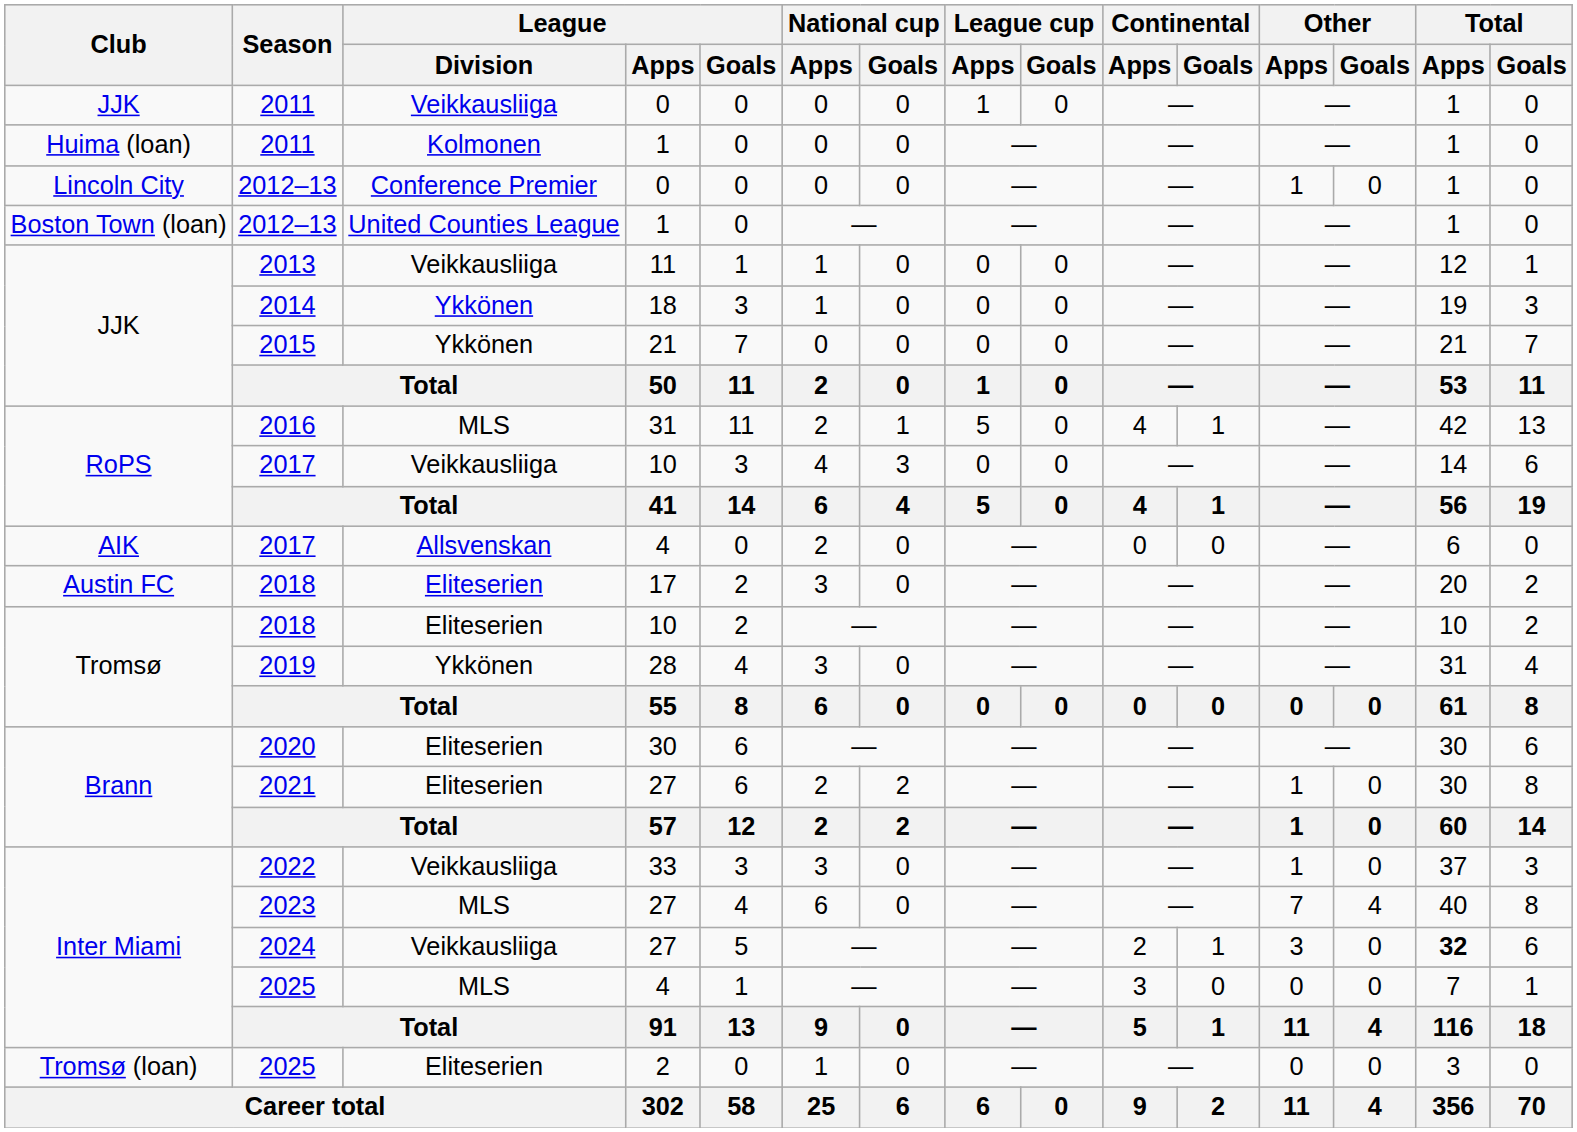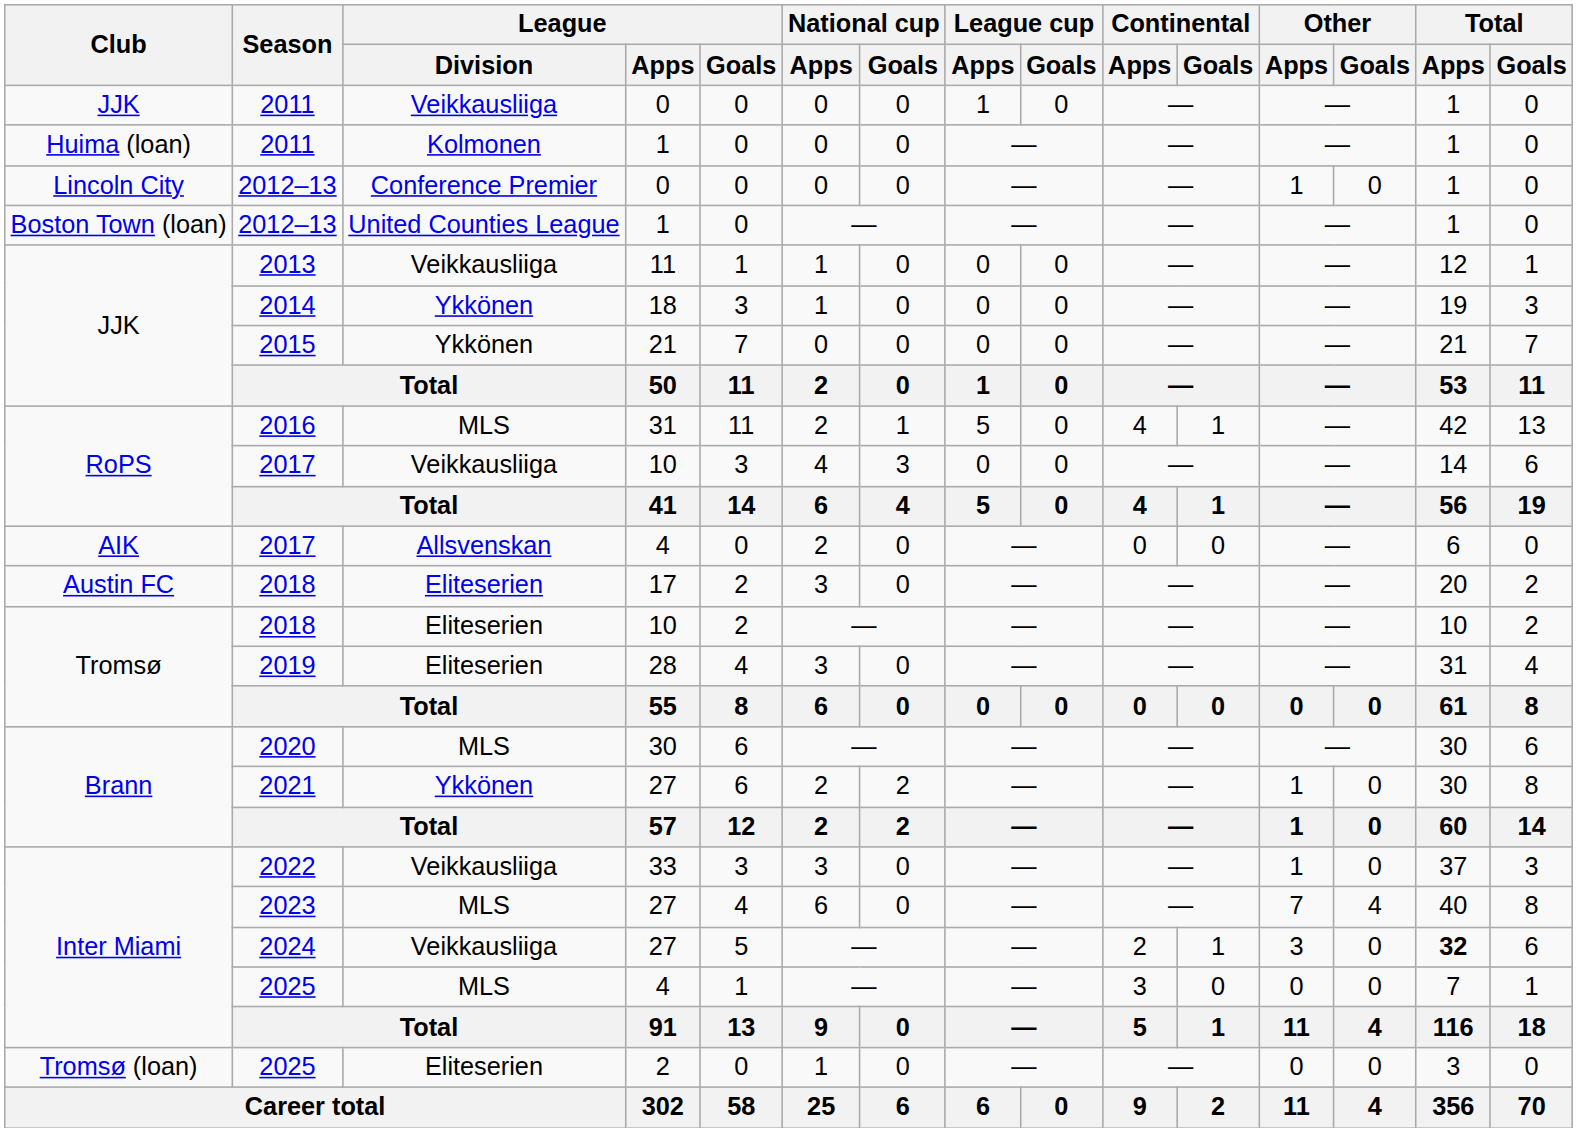(484, 666) Ykkönen -> (484, 666) Eliteserien
(484, 746) Eliteserien -> (484, 746) MLS
(484, 786) Eliteserien -> (484, 786) Ykkönen
